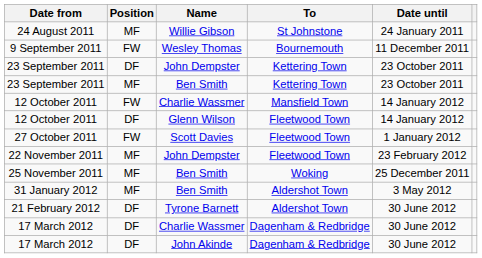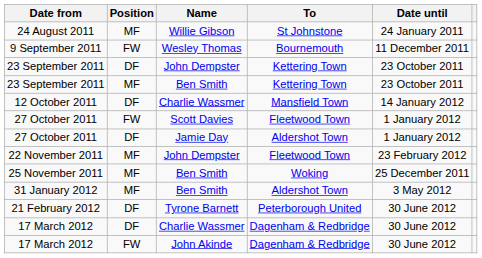(132, 102) FW -> (132, 102) DF
- row: (56, 119)
+ row: (56, 137)
(310, 208) Aldershot Town -> (310, 208) Peterborough United
(132, 244) DF -> (132, 244) FW
